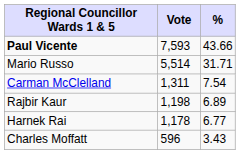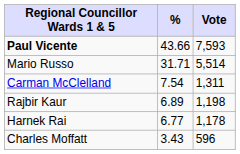columns swapped: (179, 20) <-> (218, 20)
